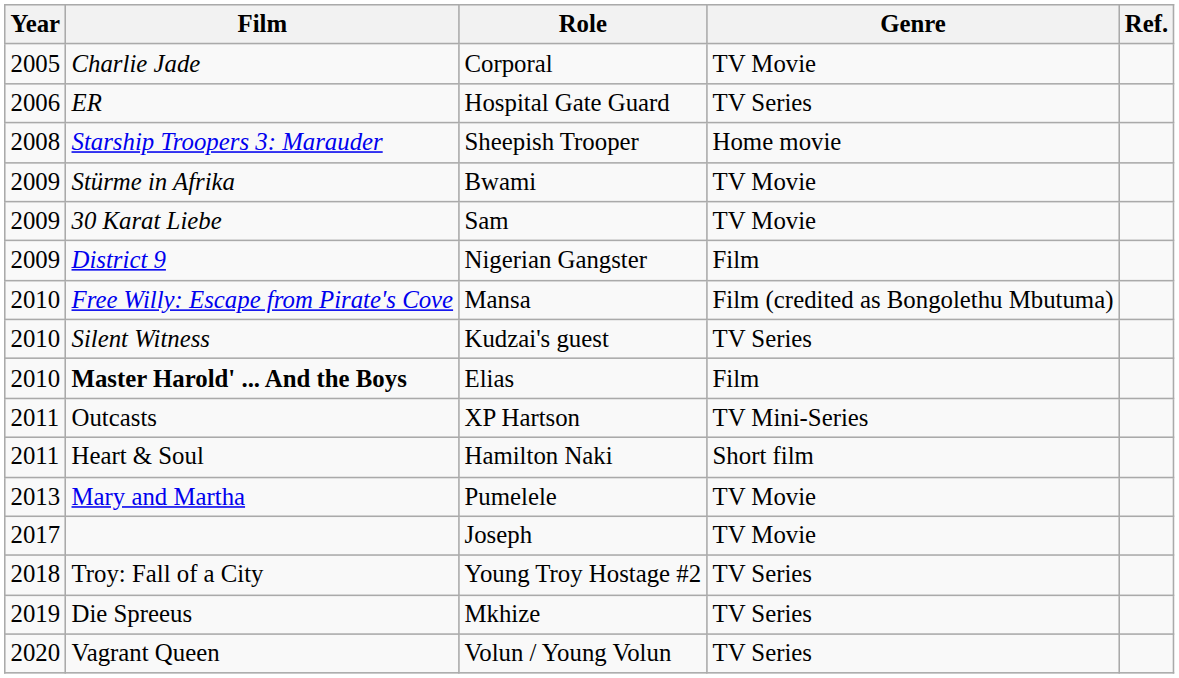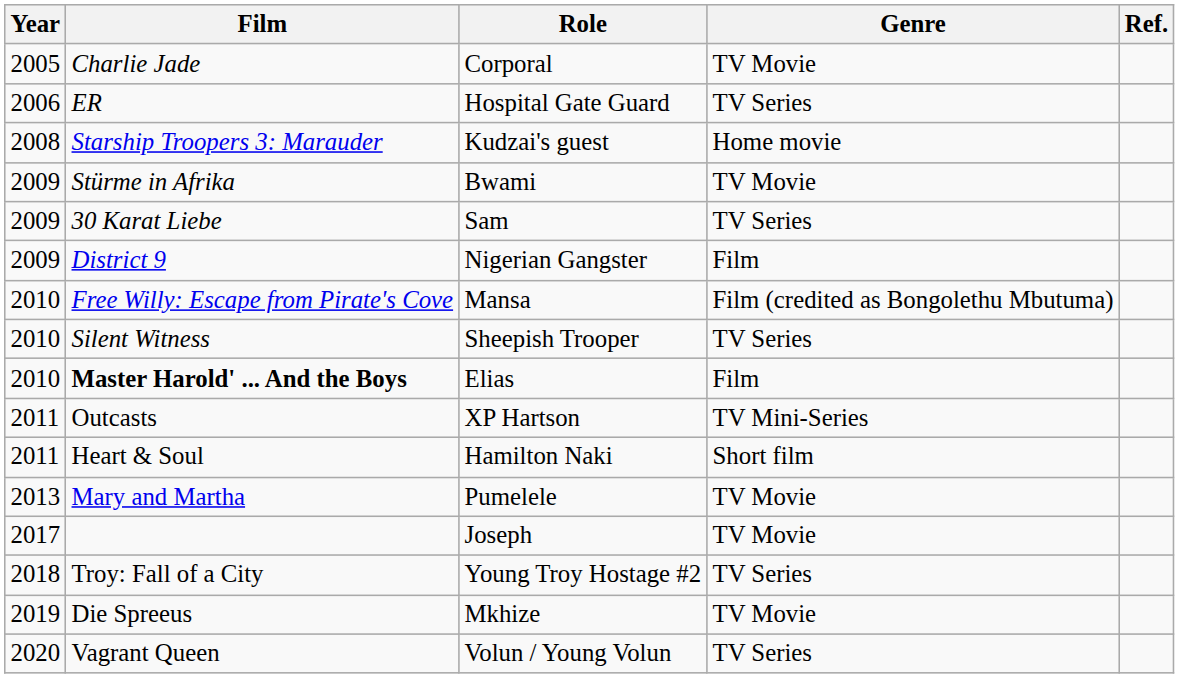(552, 142) Sheepish Trooper -> (537, 142) Kudzai's guest
(764, 220) TV Movie -> (762, 220) TV Series
(537, 338) Kudzai's guest -> (552, 338) Sheepish Trooper
(762, 614) TV Series -> (764, 614) TV Movie
